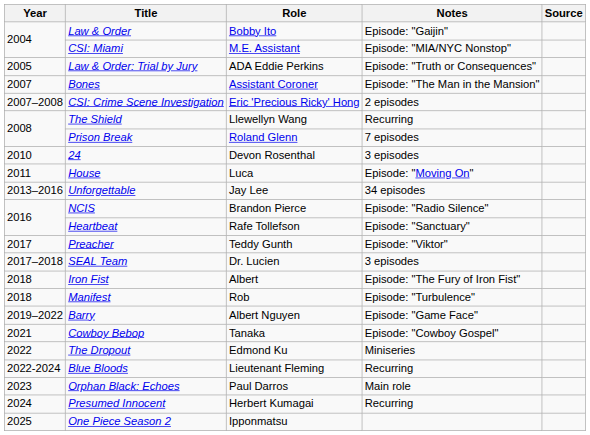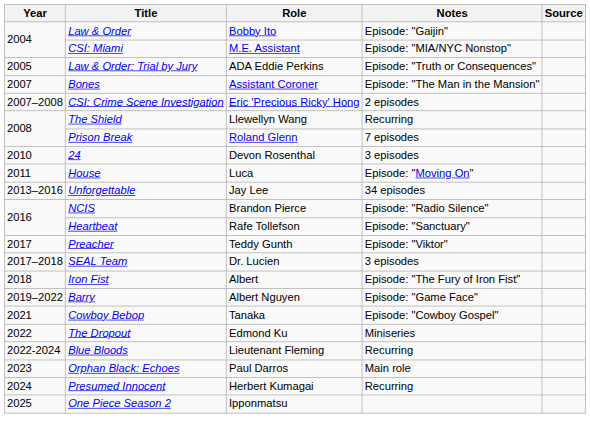- row: (89, 297)
